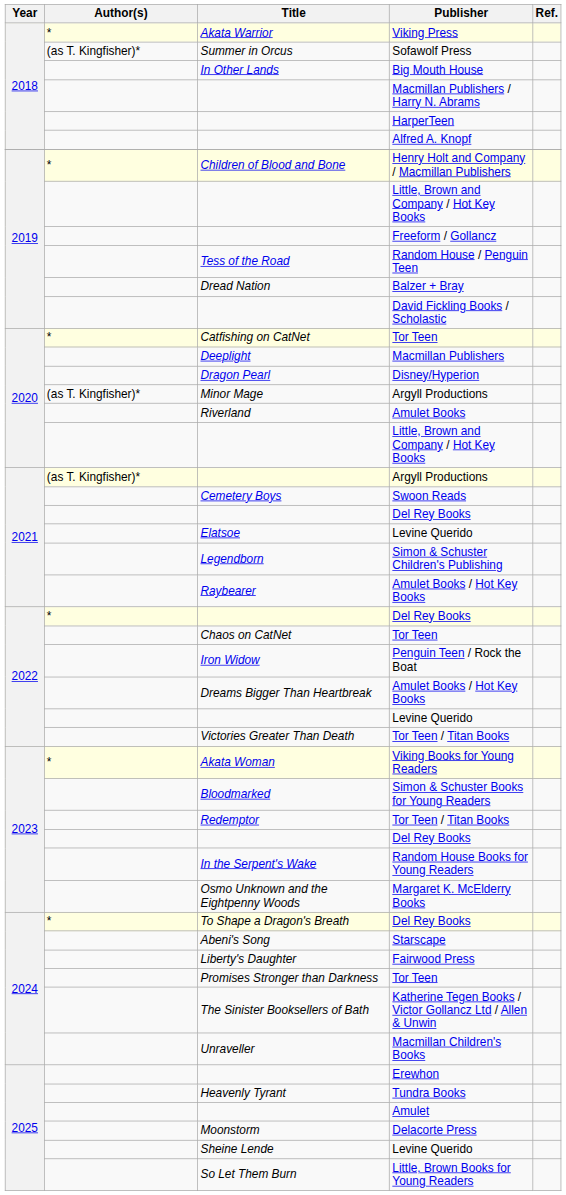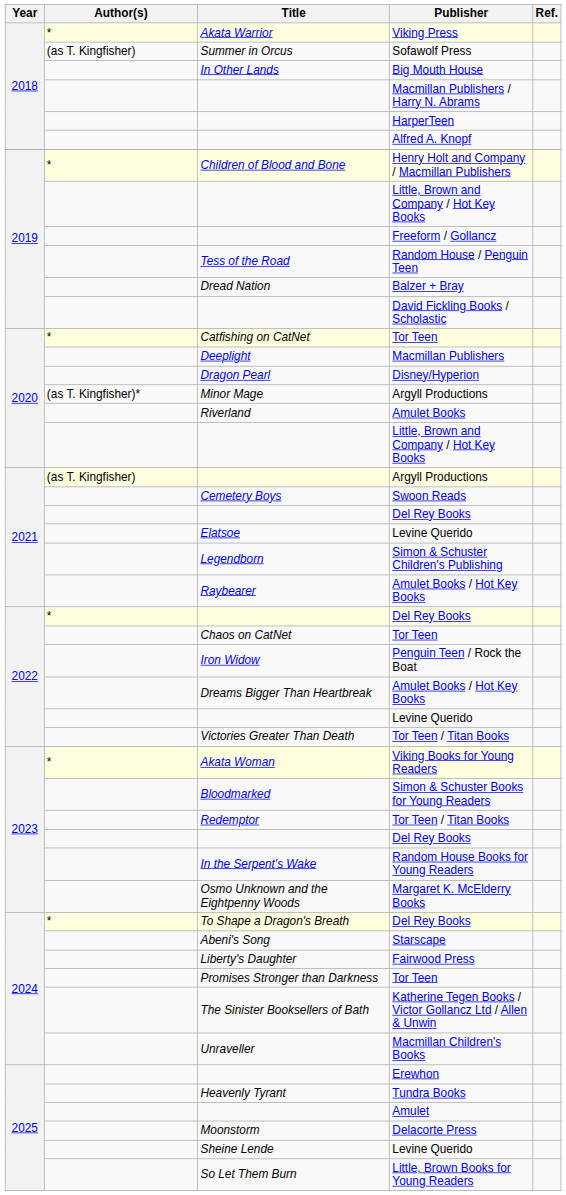(93, 51) (as T. Kingfisher)* -> (91, 51) (as T. Kingfisher)
(93, 477) (as T. Kingfisher)* -> (91, 477) (as T. Kingfisher)
